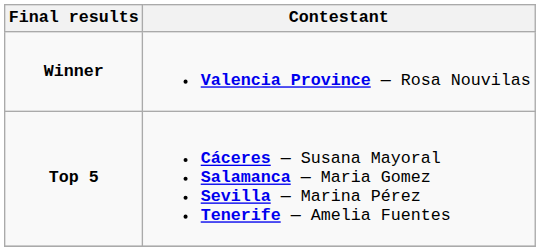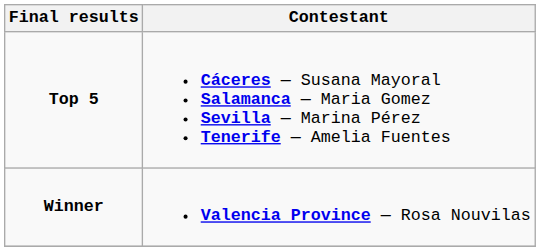rows swapped: (74, 72) <-> (74, 179)
